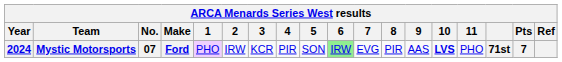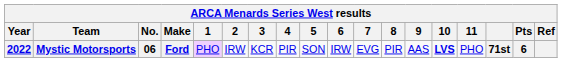(19, 49) 2024 -> (19, 49) 2022
(150, 49) 07 -> (150, 49) 06
(341, 49) lightgreen background -> (341, 49) no background
(524, 49) 7 -> (524, 49) 6
